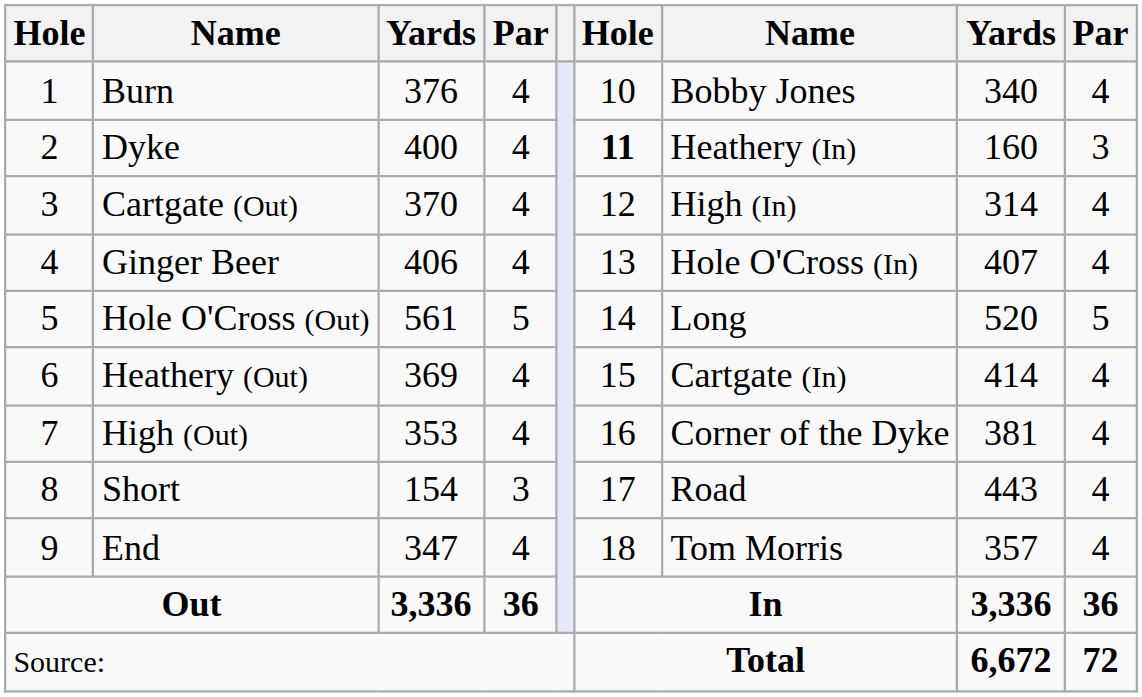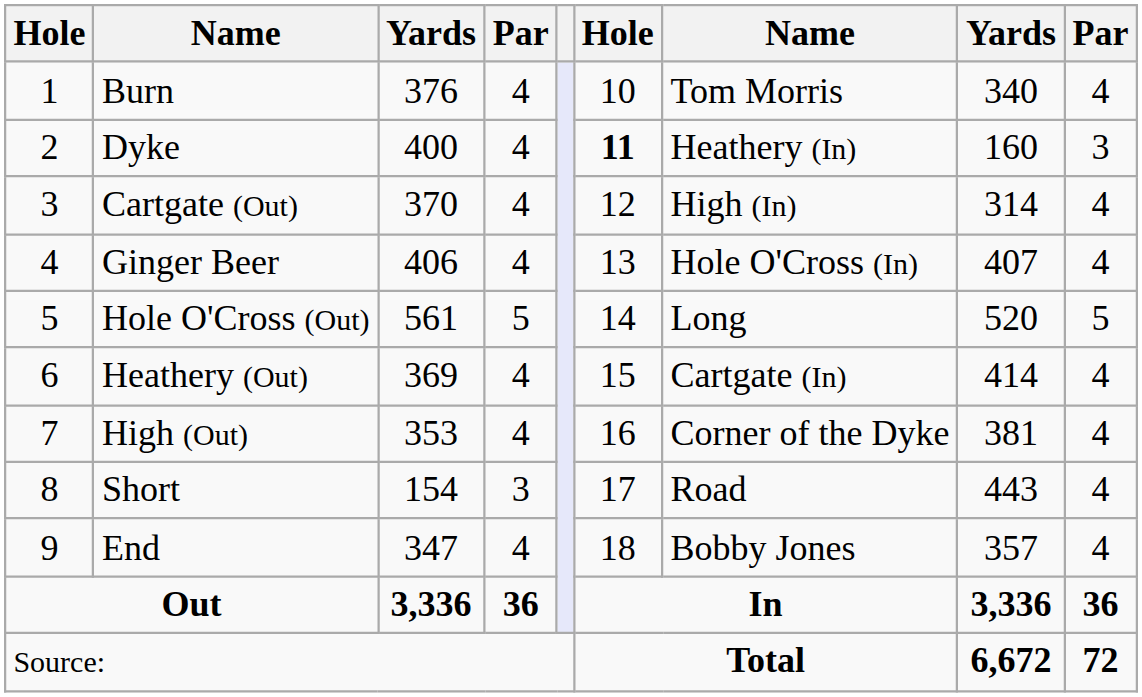(763, 90) Bobby Jones -> (757, 90) Tom Morris
(757, 546) Tom Morris -> (763, 546) Bobby Jones
